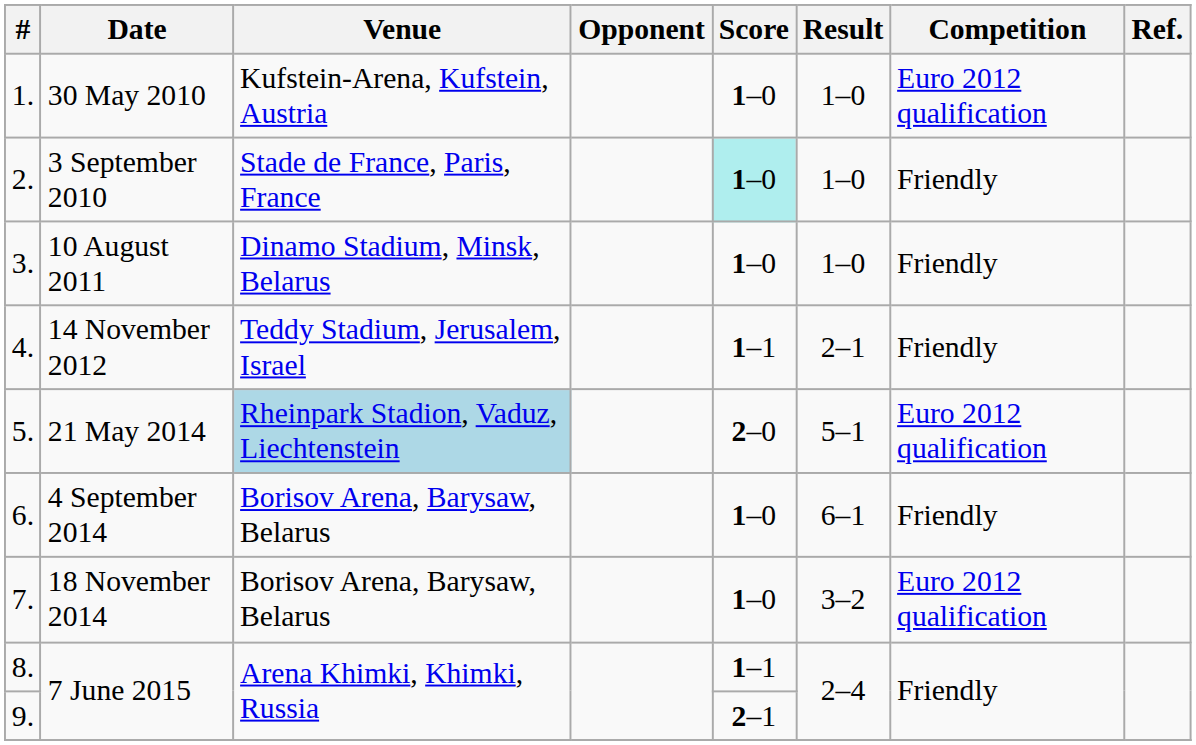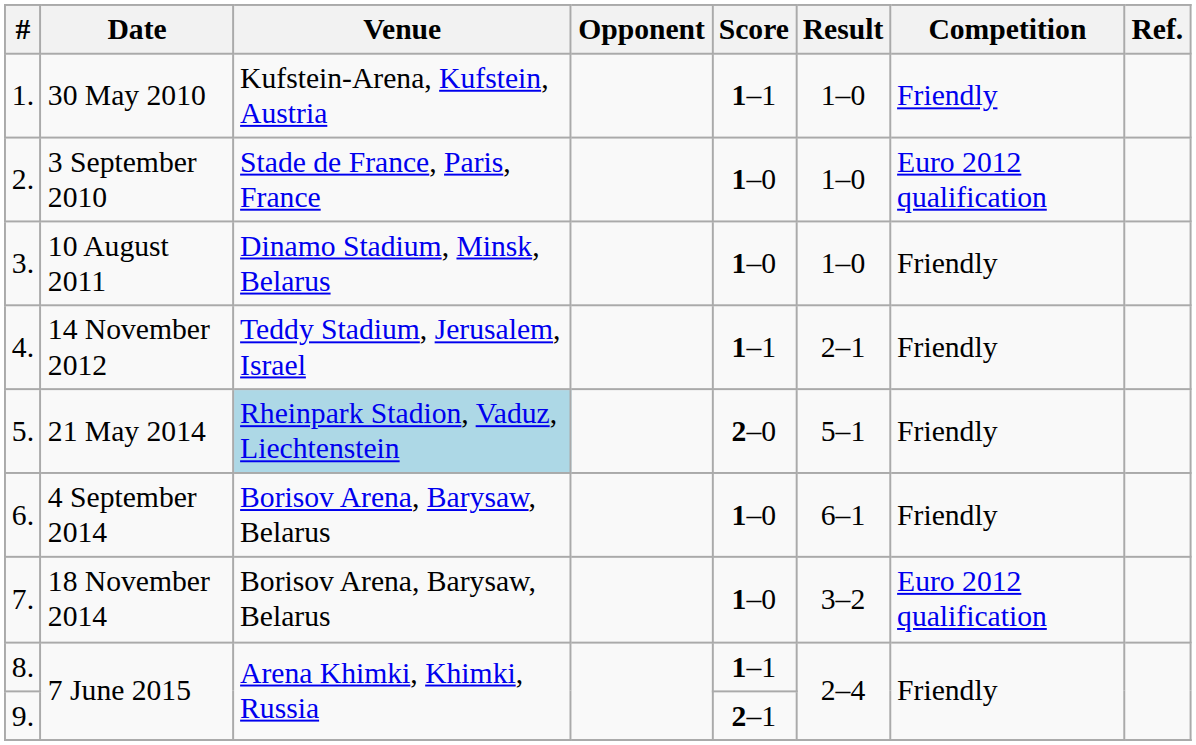(754, 95) 1–0 -> (754, 95) 1–1
(972, 95) Euro 2012 qualification -> (947, 95) Friendly
(754, 179) paleturquoise background -> (754, 179) no background
(947, 179) Friendly -> (972, 179) Euro 2012 qualification
(972, 431) Euro 2012 qualification -> (947, 431) Friendly
